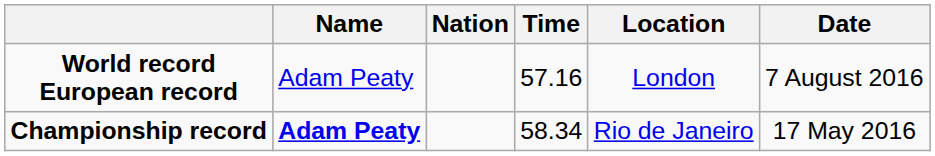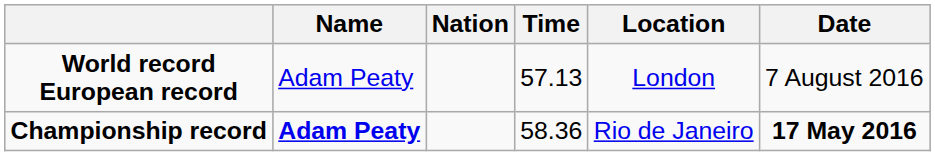(551, 77) 57.16 -> (551, 77) 57.13
(551, 130) 58.34 -> (551, 130) 58.36
(844, 130) normal -> (844, 130) bold
